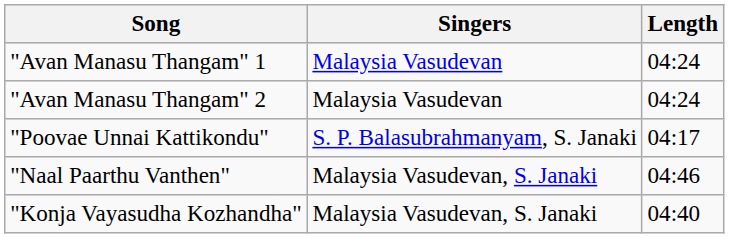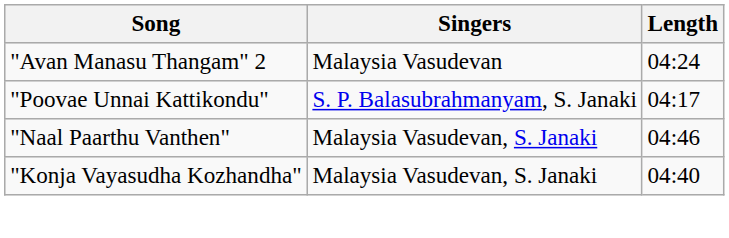- row: (138, 61)
